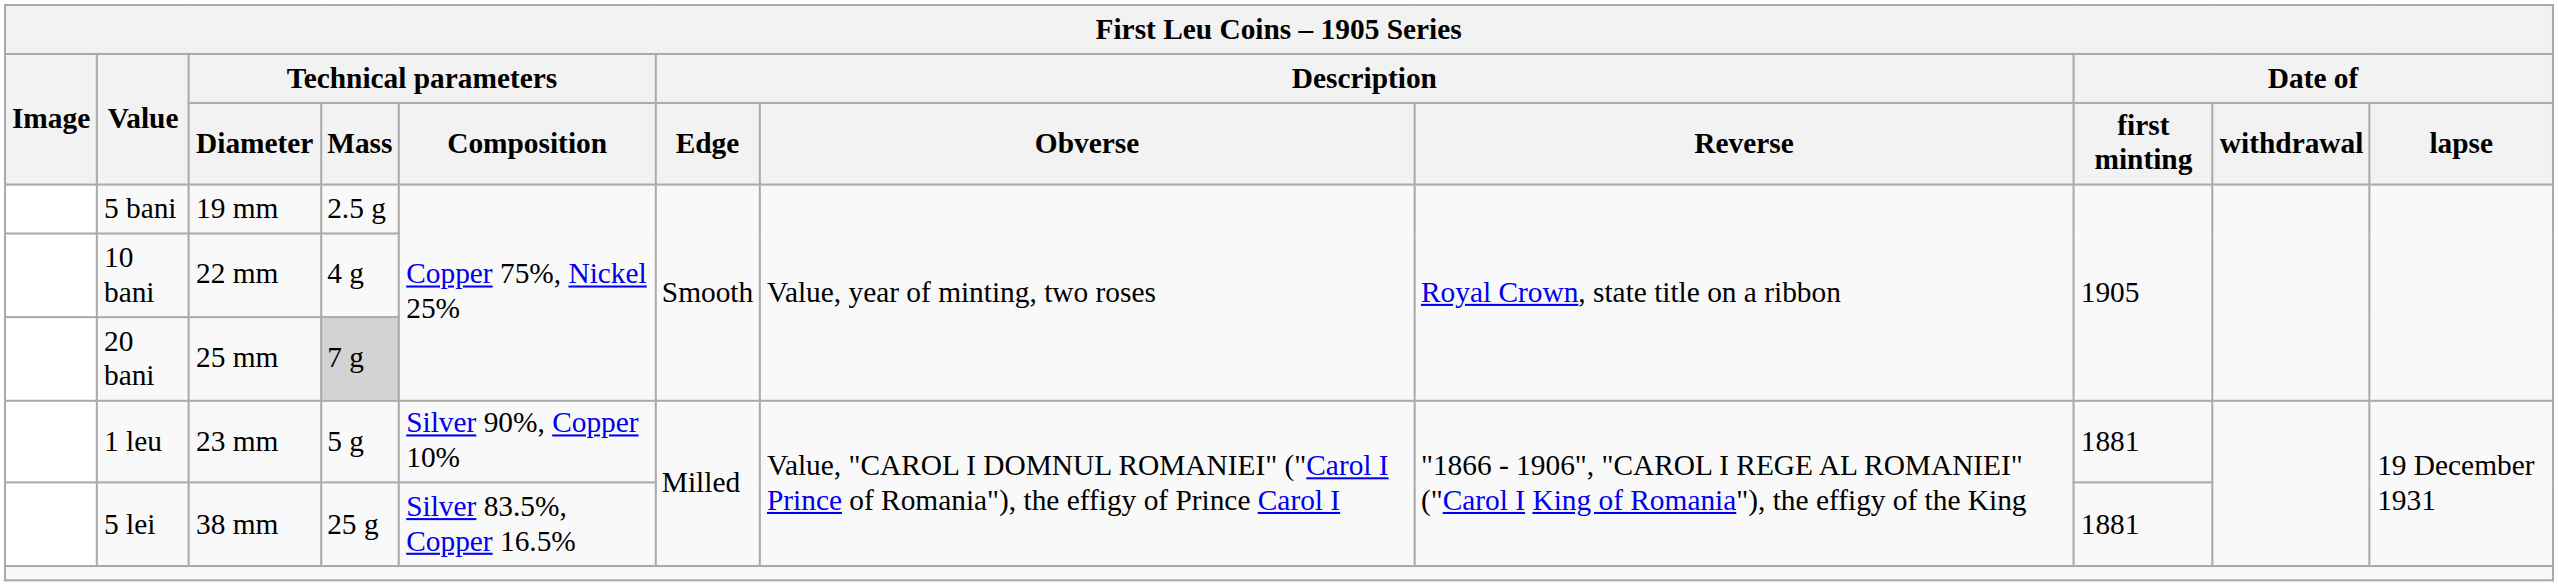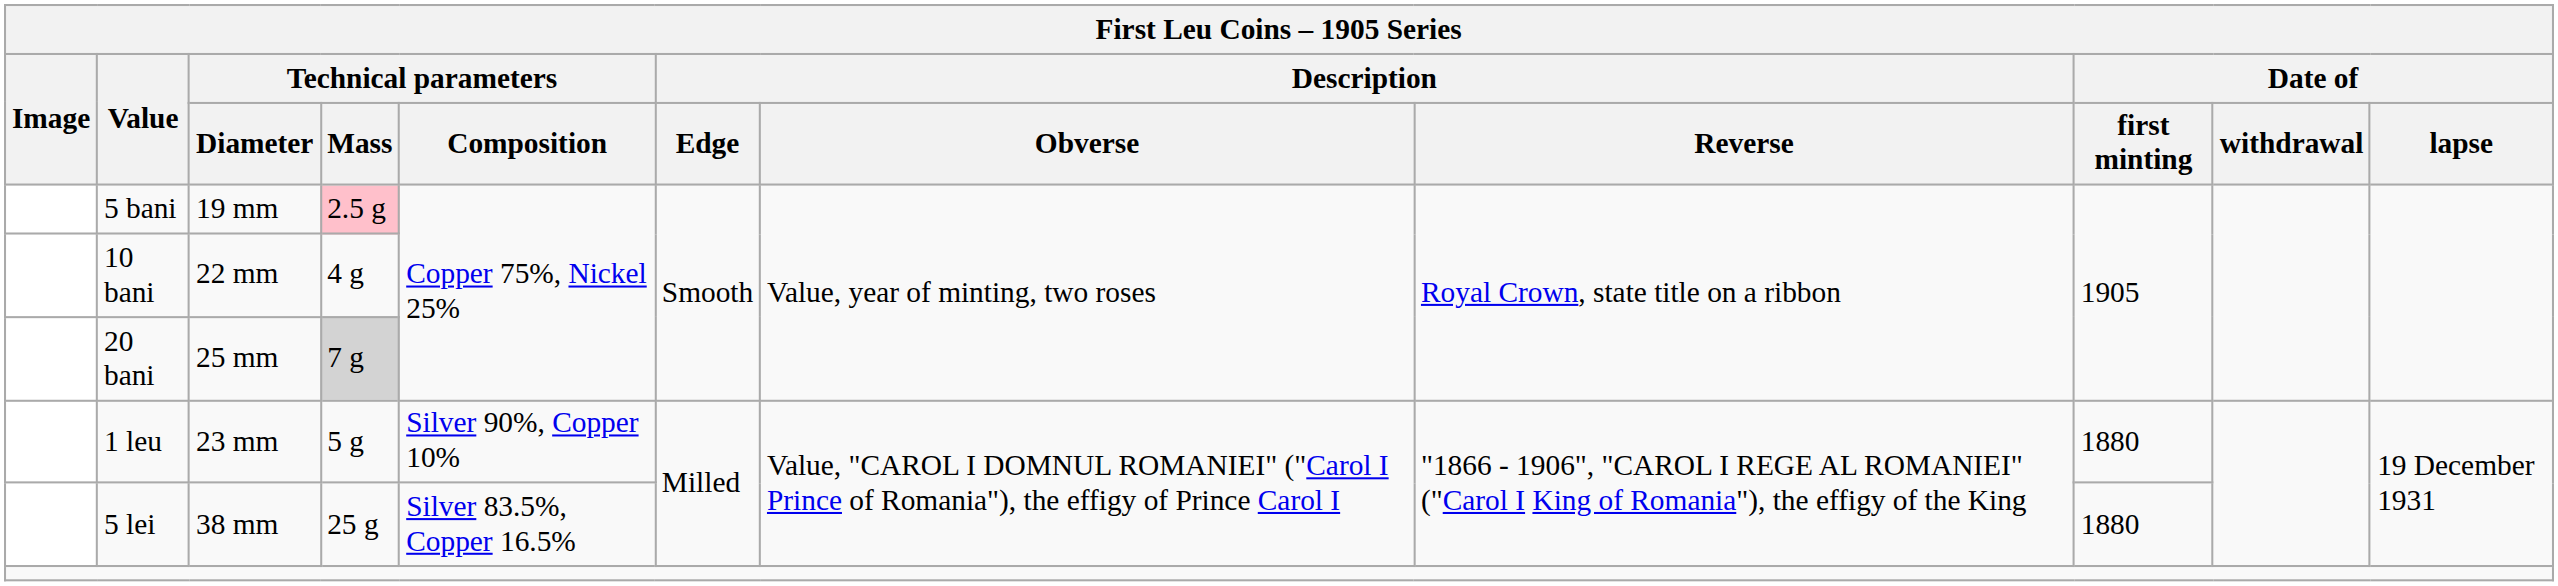(357, 209) no background -> (357, 209) pink background
(2110, 441) 1881 -> (2110, 441) 1880
(2110, 524) 1881 -> (2110, 524) 1880
